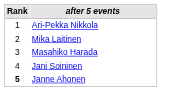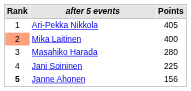+ column: (171, 12)
(17, 39) no background -> (17, 39) lightsalmon background
